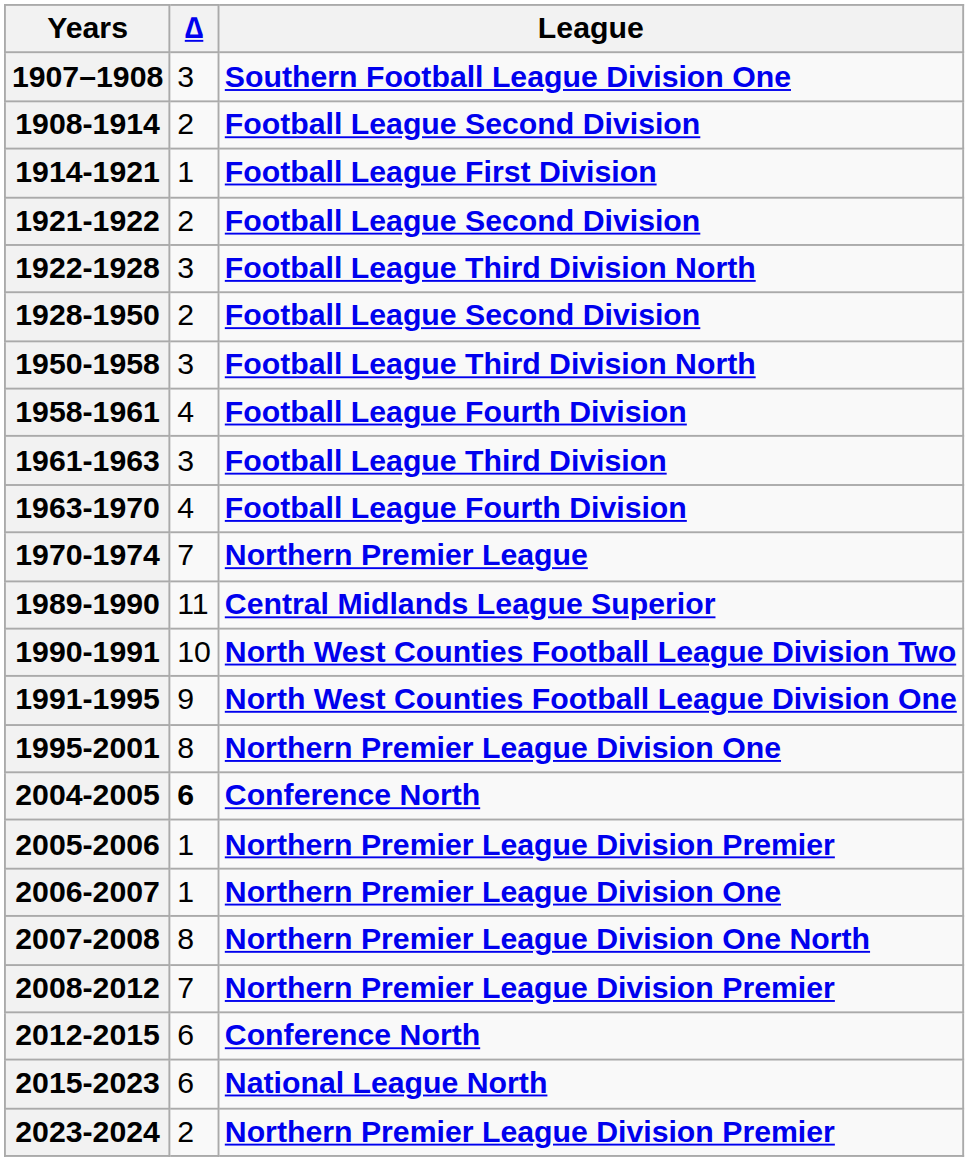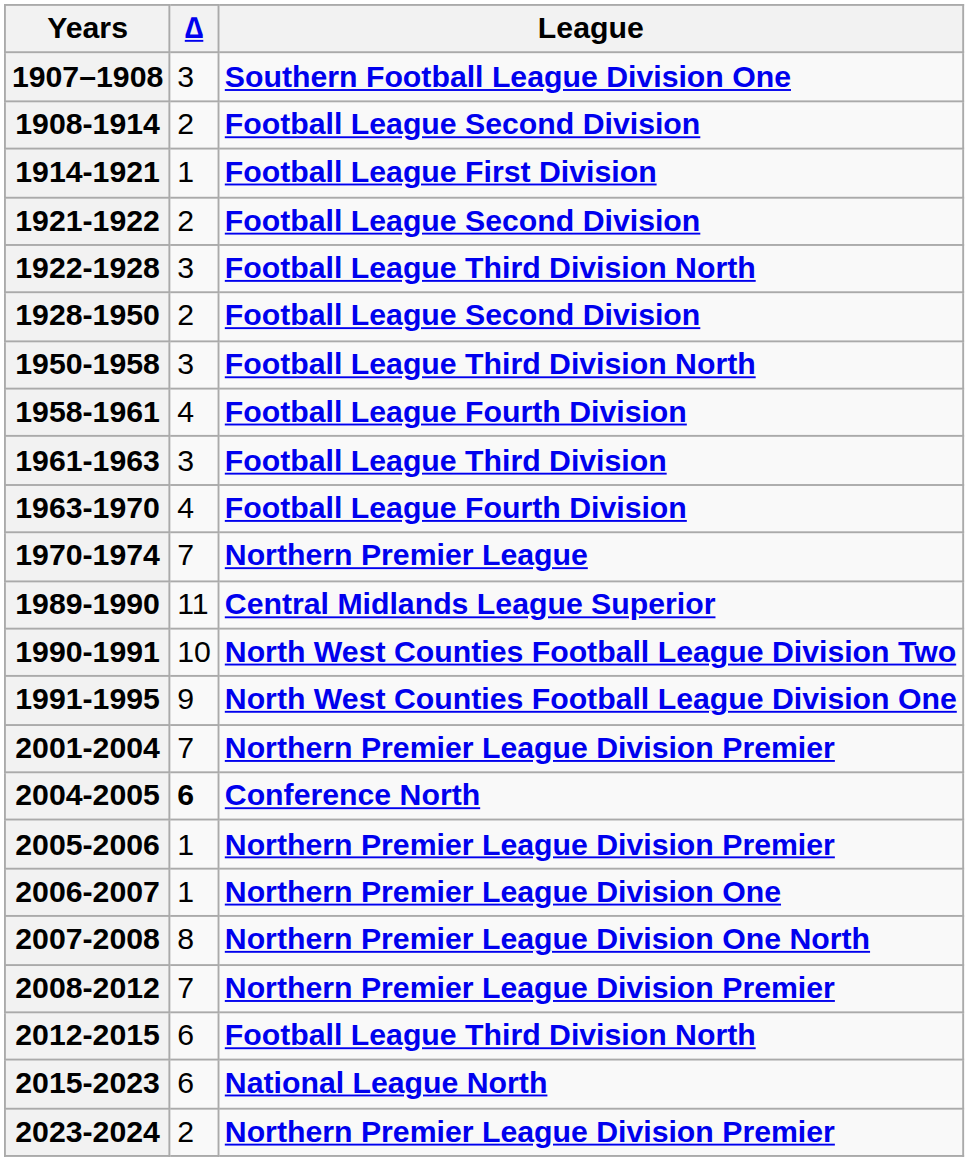- row: (88, 747)
+ row: (88, 747)
(352, 1035) Conference North -> (490, 1035) Football League Third Division North
